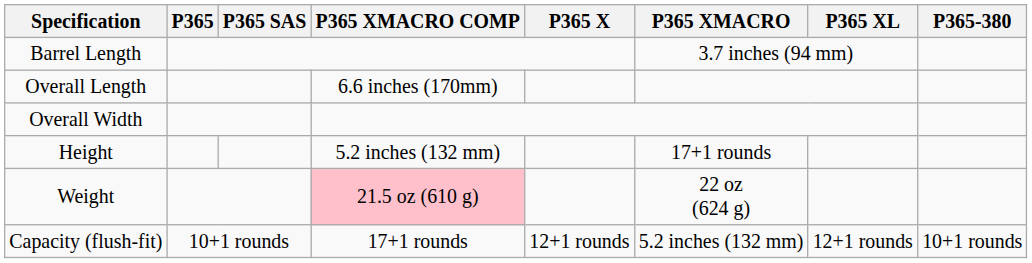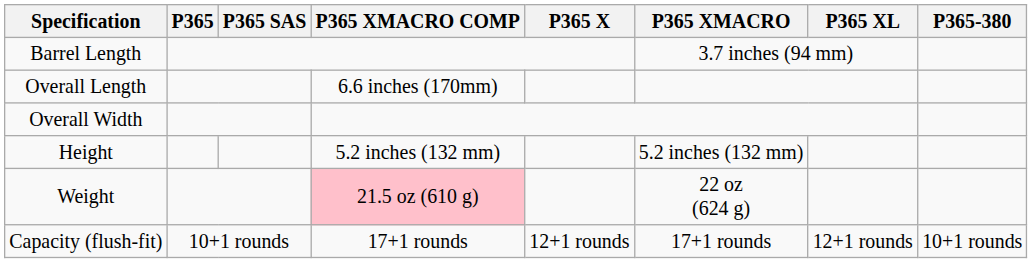(721, 152) 17+1 rounds -> (721, 152) 5.2 inches (132 mm)
(721, 241) 5.2 inches (132 mm) -> (721, 241) 17+1 rounds
